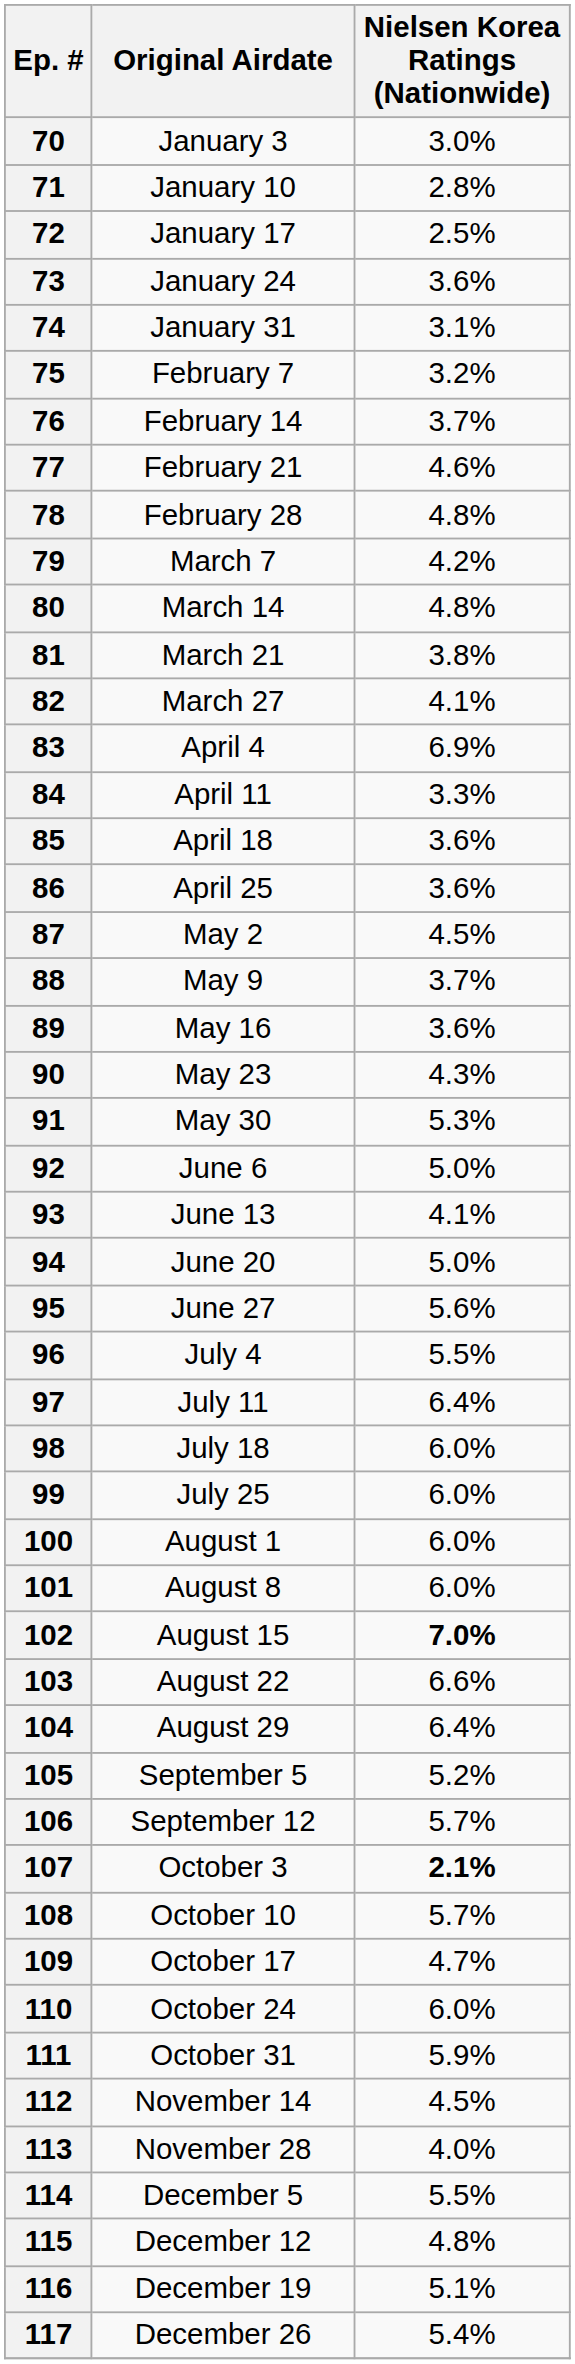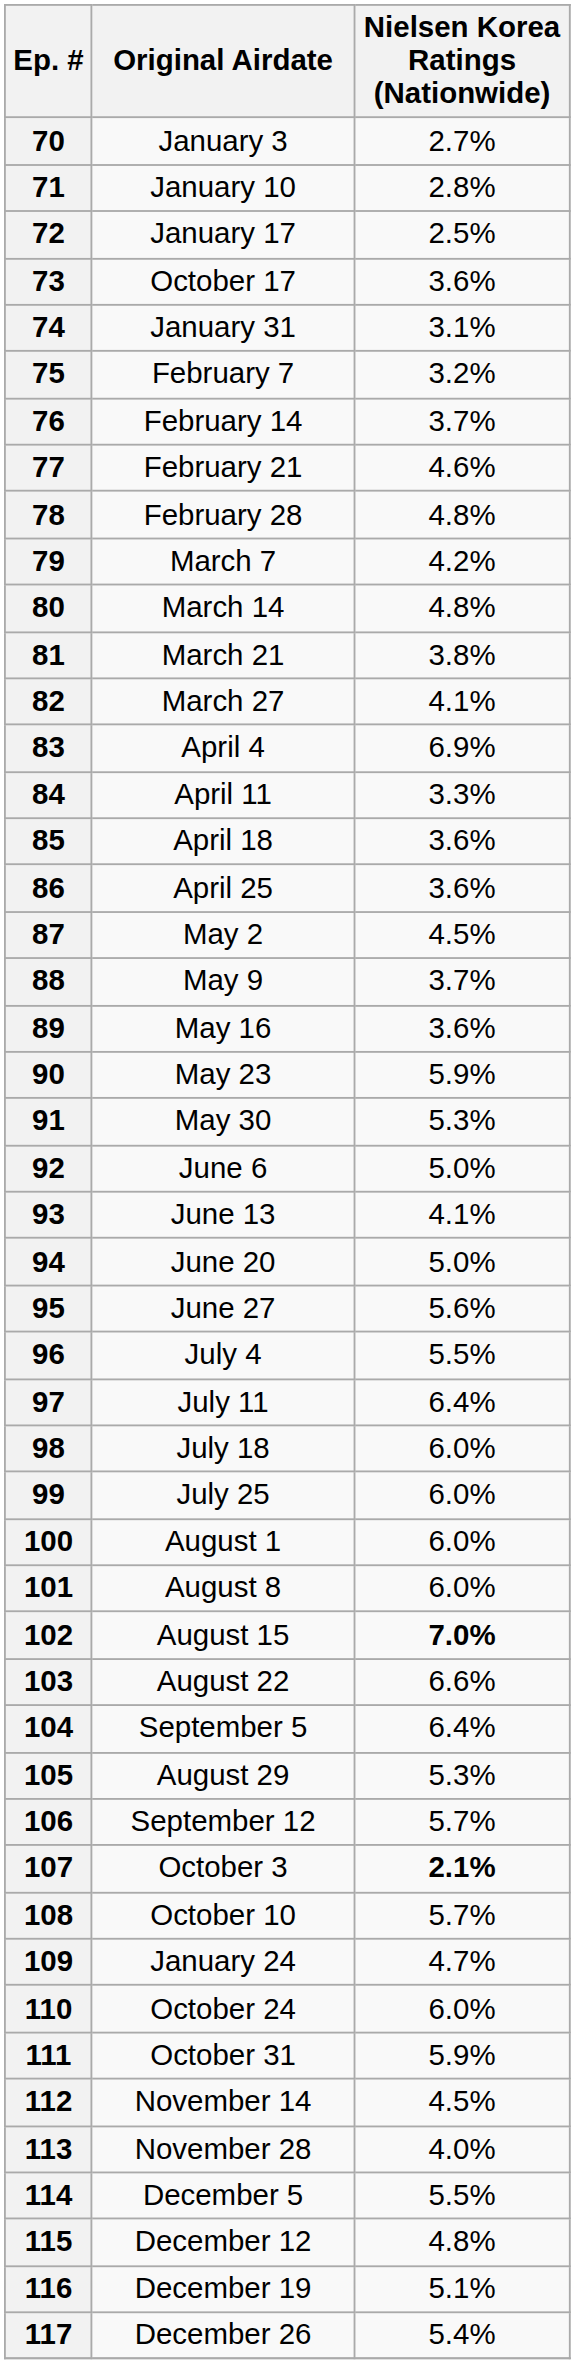(462, 140) 3.0% -> (462, 140) 2.7%
(223, 280) January 24 -> (223, 280) October 17
(462, 1074) 4.3% -> (462, 1074) 5.9%
(223, 1728) August 29 -> (223, 1728) September 5
(223, 1774) September 5 -> (223, 1774) August 29
(462, 1774) 5.2% -> (462, 1774) 5.3%
(223, 1961) October 17 -> (223, 1961) January 24
